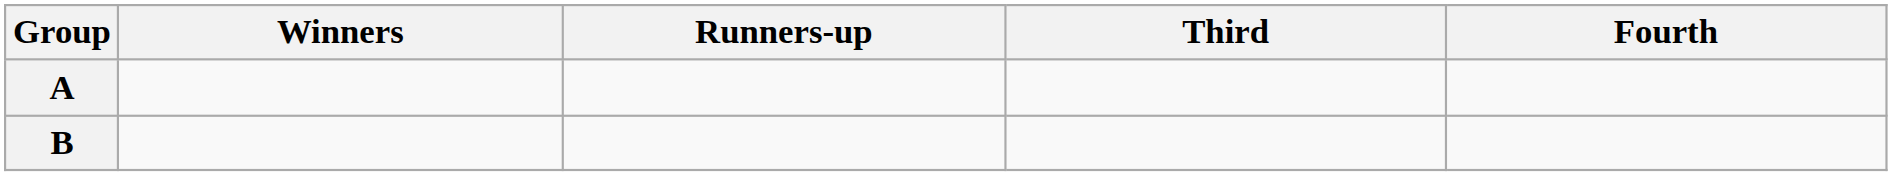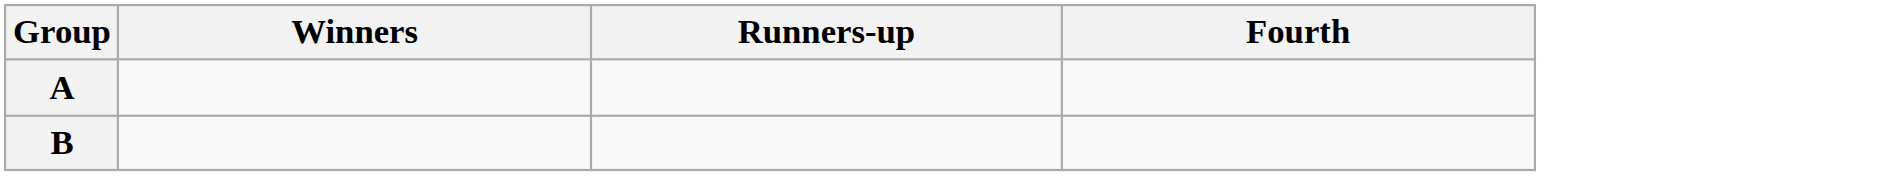- column: (1226, 32)
